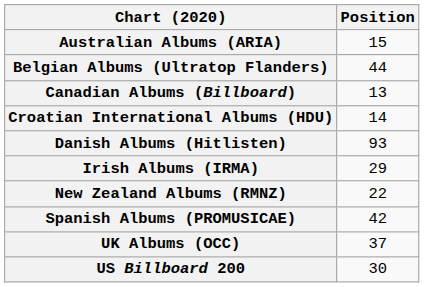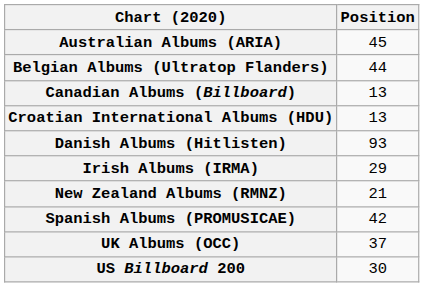(378, 42) 15 -> (378, 42) 45
(378, 118) 14 -> (378, 118) 13
(378, 194) 22 -> (378, 194) 21
